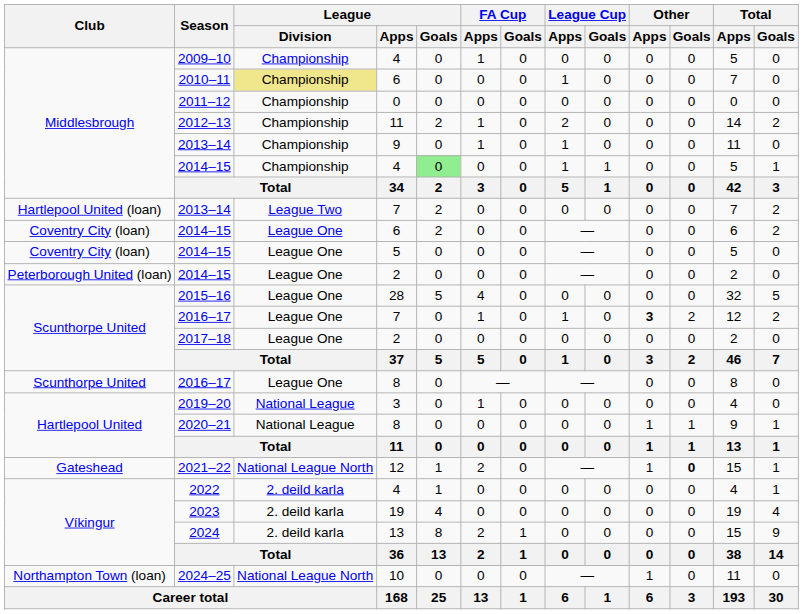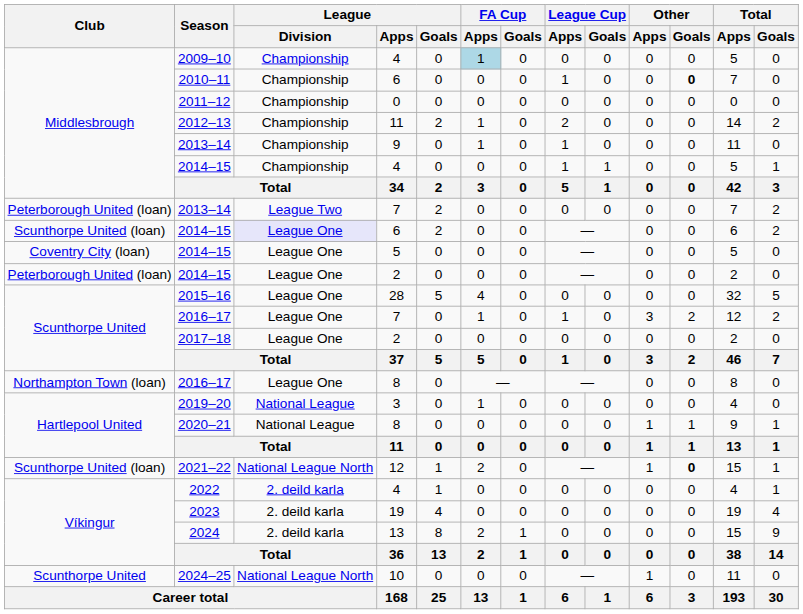(481, 58) no background -> (481, 58) lightblue background
(305, 79) khaki background -> (305, 79) no background
(692, 79) normal -> (692, 79) bold
(439, 166) lightgreen background -> (439, 166) no background
(90, 209) Hartlepool United (loan) -> (90, 209) Peterborough United (loan)
(90, 230) Coventry City (loan) -> (90, 230) Scunthorpe United (loan)
(305, 230) no background -> (305, 230) lavender background
(649, 317) bold -> (649, 317) normal
(90, 381) Scunthorpe United -> (90, 381) Northampton Town (loan)
(90, 468) Gateshead -> (90, 468) Scunthorpe United (loan)
(90, 576) Northampton Town (loan) -> (90, 576) Scunthorpe United
